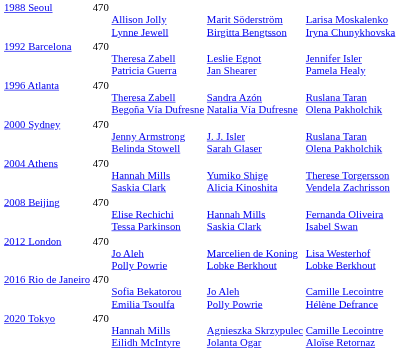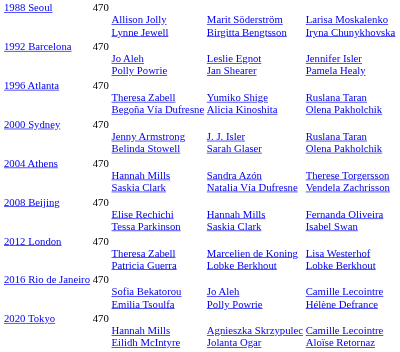(144, 65) Theresa Zabell Patricia Guerra -> (139, 65) Jo Aleh Polly Powrie
(252, 104) Sandra Azón Natalia Vía Dufresne -> (242, 104) Yumiko Shige Alicia Kinoshita
(242, 181) Yumiko Shige Alicia Kinoshita -> (252, 181) Sandra Azón Natalia Vía Dufresne
(139, 259) Jo Aleh Polly Powrie -> (144, 259) Theresa Zabell Patricia Guerra
